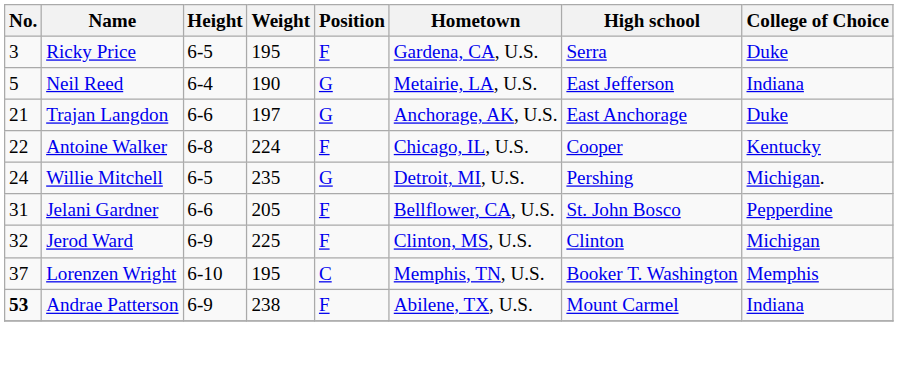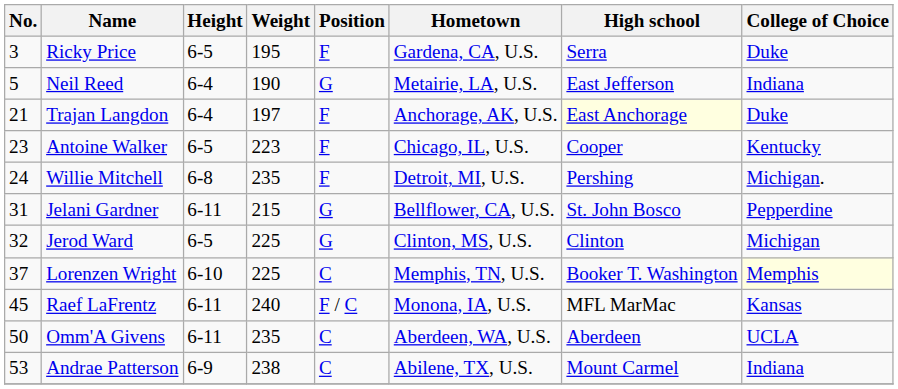(200, 115) 6-6 -> (200, 115) 6-4
(326, 115) G -> (324, 115) F
(627, 115) no background -> (627, 115) lightyellow background
(19, 146) 22 -> (19, 146) 23
(200, 146) 6-8 -> (200, 146) 6-5
(266, 146) 224 -> (266, 146) 223
(200, 178) 6-5 -> (200, 178) 6-8
(326, 178) G -> (324, 178) F
(200, 209) 6-6 -> (205, 209) 6-11
(266, 209) 205 -> (266, 209) 215
(324, 209) F -> (326, 209) G
(200, 241) 6-9 -> (200, 241) 6-5
(324, 241) F -> (326, 241) G
(266, 273) 195 -> (266, 273) 225
(783, 273) no background -> (783, 273) lightyellow background
+ row: (101, 304)
+ row: (106, 336)
(19, 304) bold -> (19, 367) normal
(324, 304) F -> (325, 367) C
